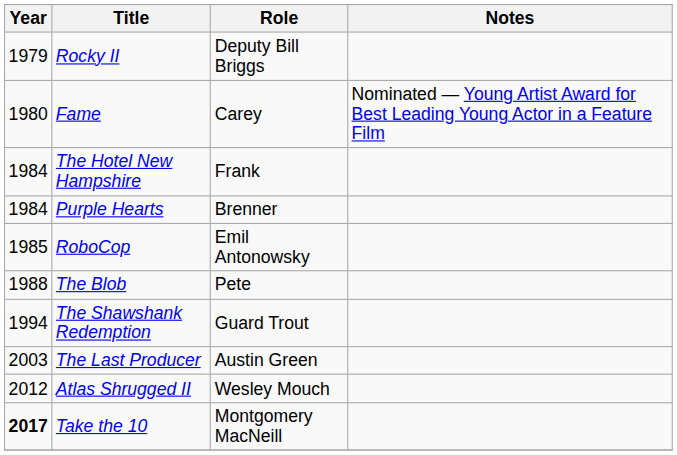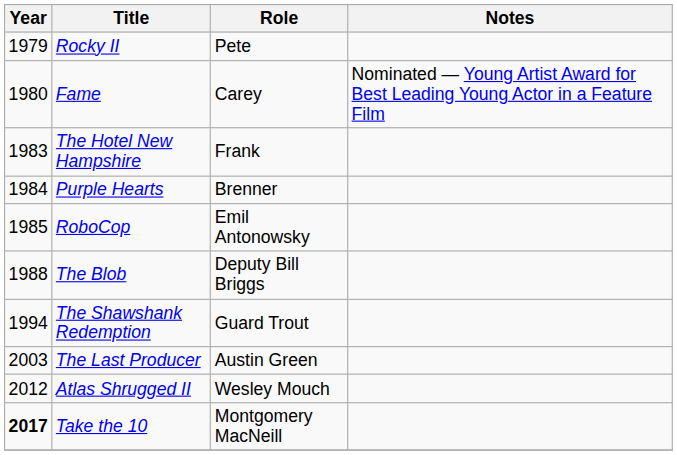(257, 56) Deputy Bill Briggs -> (233, 46) Pete
(28, 171) 1984 -> (28, 151) 1983
(233, 284) Pete -> (257, 275) Deputy Bill Briggs
